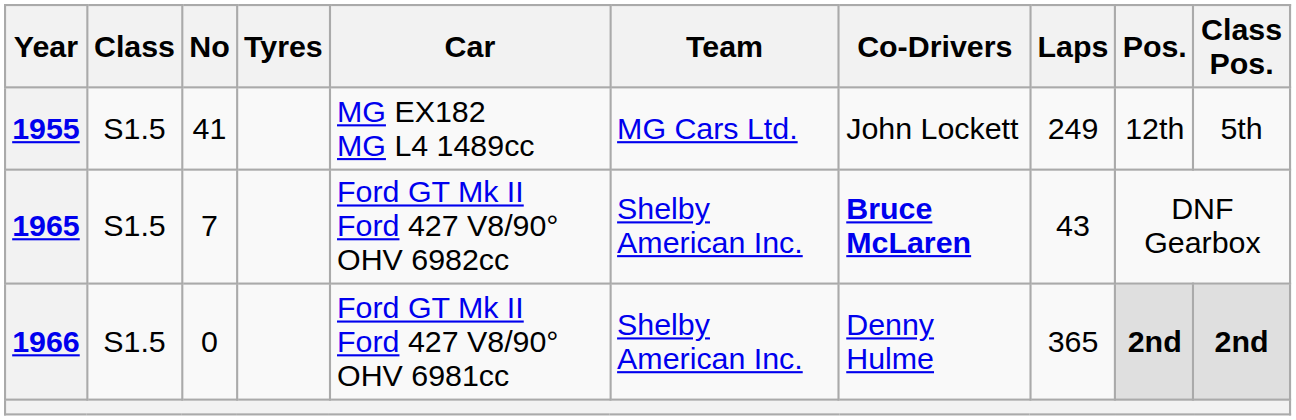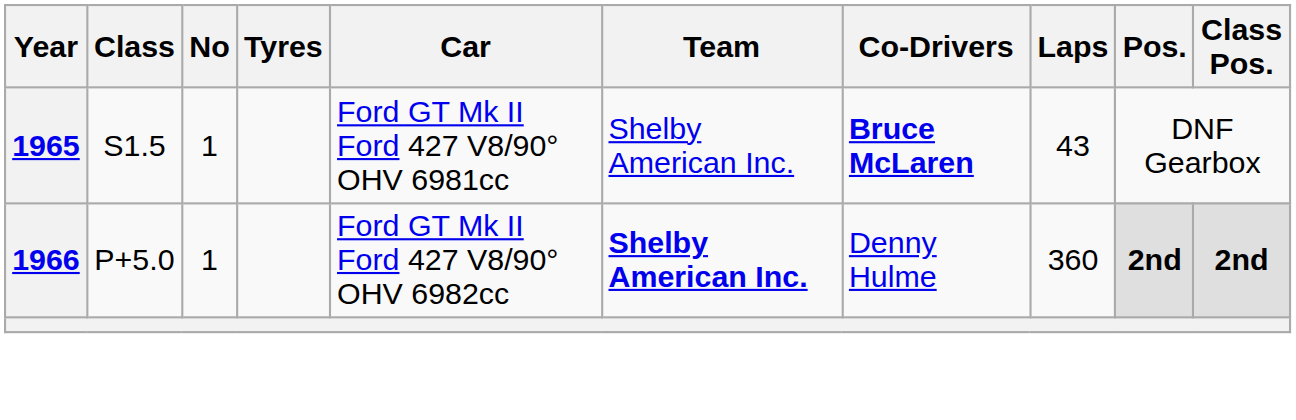- row: (46, 128)
(209, 227) 7 -> (209, 145) 1
(448, 227) Ford GT Mk II Ford 427 V8/90° OHV 6982cc -> (448, 145) Ford GT Mk II Ford 427 V8/90° OHV 6981cc
(134, 342) S1.5 -> (134, 260) P+5.0
(209, 342) 0 -> (209, 260) 1
(448, 342) Ford GT Mk II Ford 427 V8/90° OHV 6981cc -> (448, 260) Ford GT Mk II Ford 427 V8/90° OHV 6982cc
(710, 342) normal -> (708, 260) bold
(1073, 342) 365 -> (1073, 260) 360
